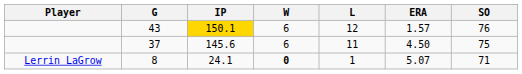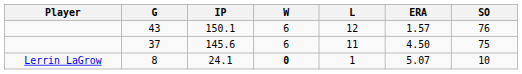(220, 29) gold background -> (220, 29) no background
(484, 61) 71 -> (484, 61) 10
